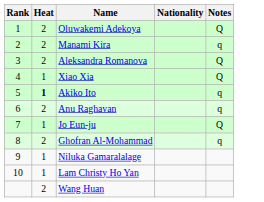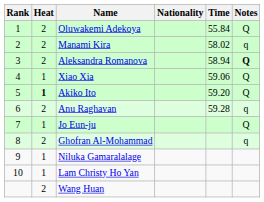+ column: (219, 12)
(220, 60) normal -> (246, 60) bold
(220, 92) q -> (246, 92) Q
